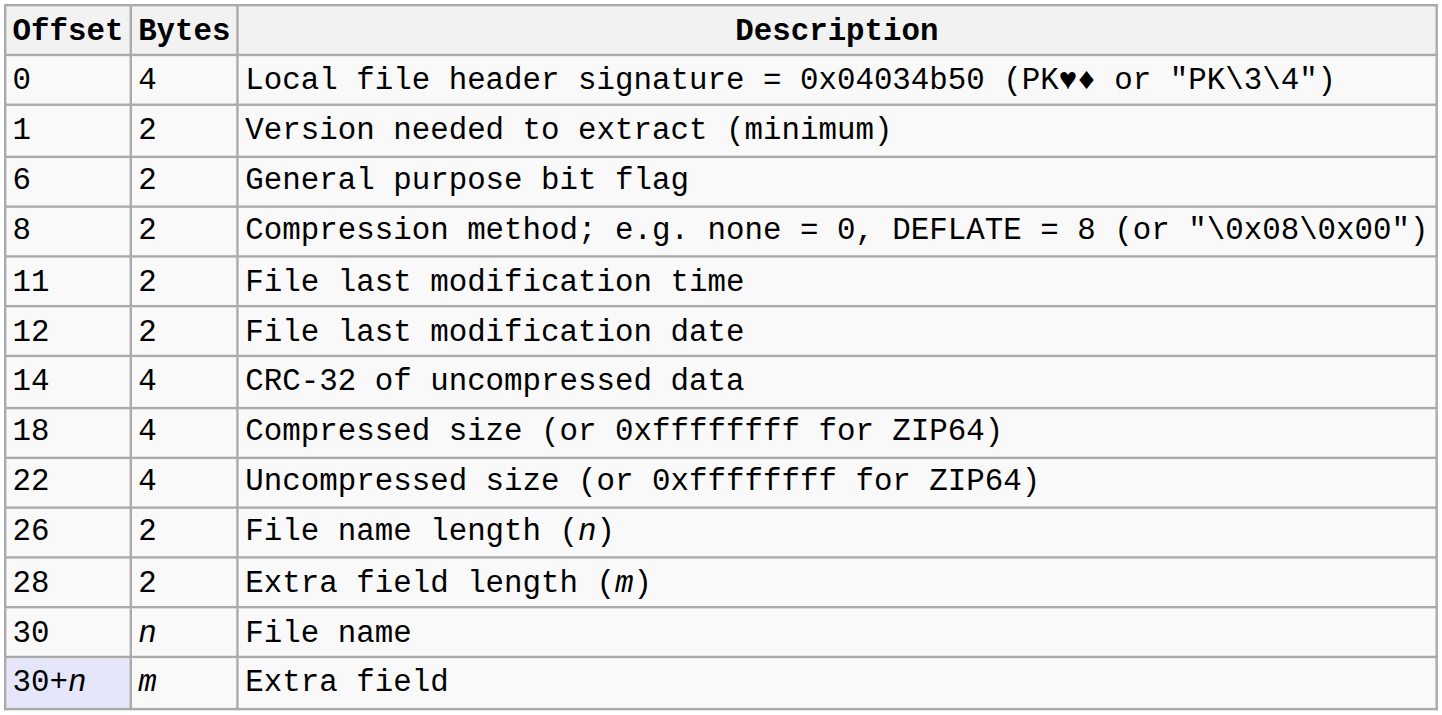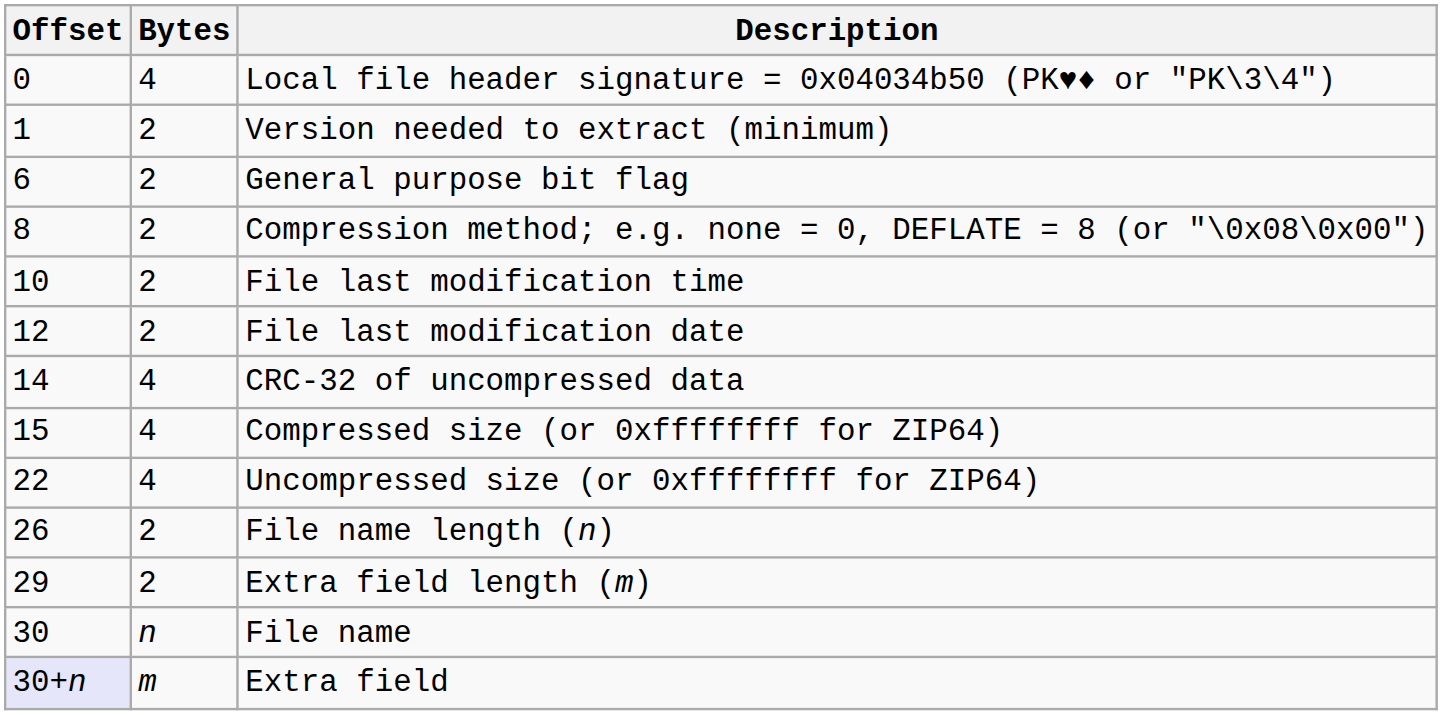(31, 281) 11 -> (31, 281) 10
(31, 432) 18 -> (31, 432) 15
(31, 583) 28 -> (31, 583) 29
